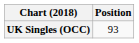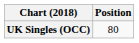(113, 29) 93 -> (113, 29) 80
